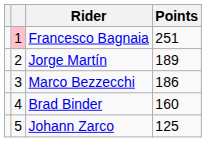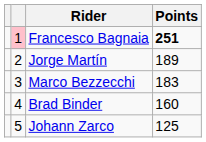(167, 38) normal -> (167, 38) bold
(167, 82) 186 -> (167, 82) 183
